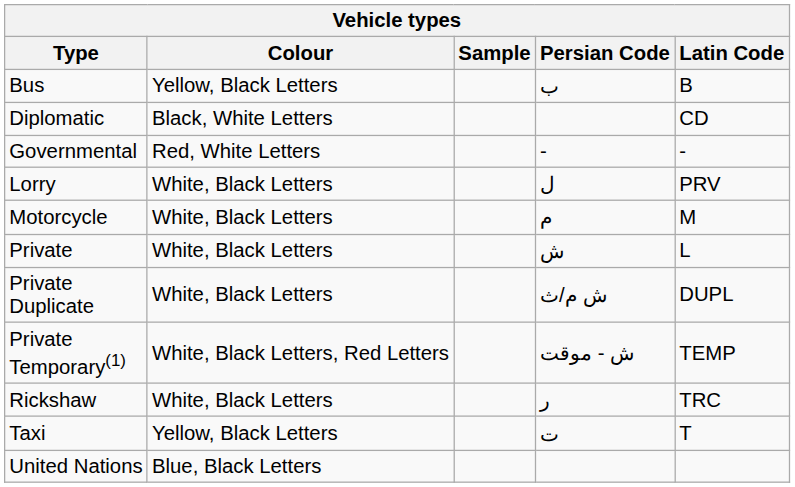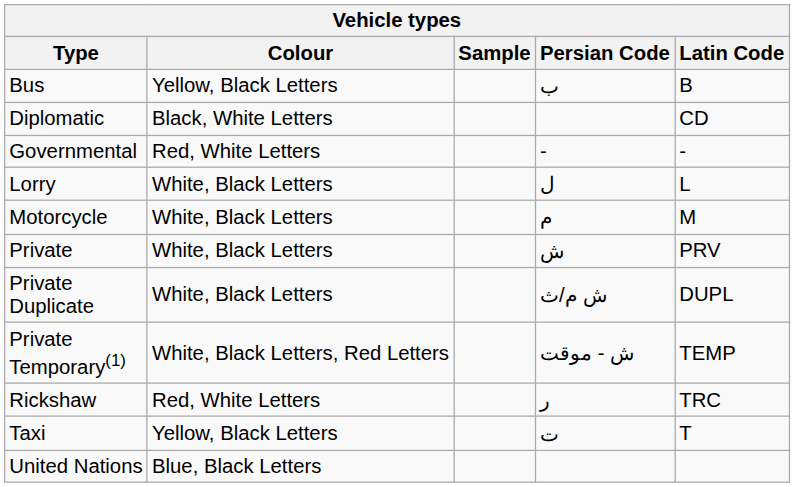(700, 183) PRV -> (685, 183) L
(685, 250) L -> (700, 250) PRV
(242, 399) White, Black Letters -> (236, 399) Red, White Letters
